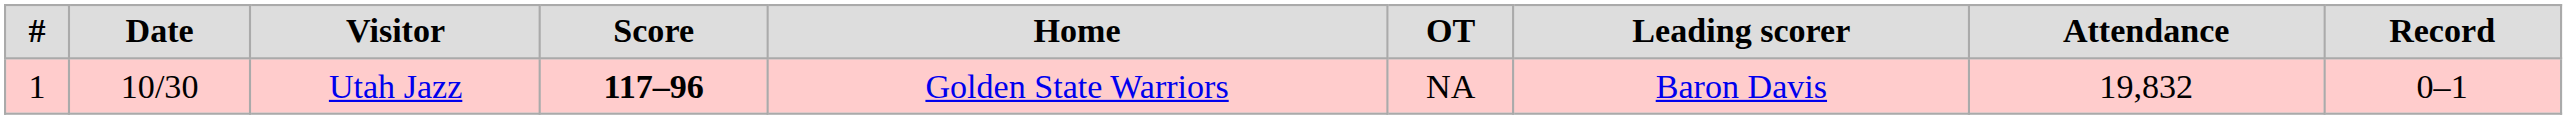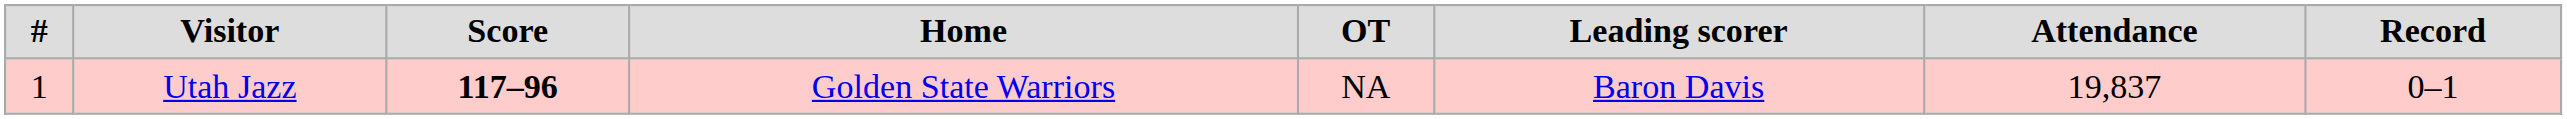- column: (160, 31)
(2146, 85) 19,832 -> (2114, 85) 19,837
